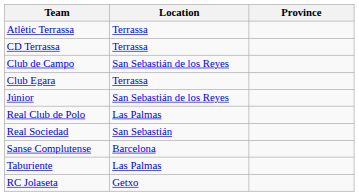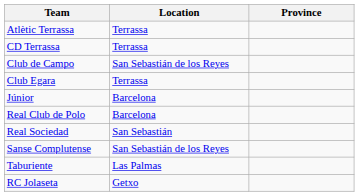(171, 98) San Sebastián de los Reyes -> (134, 98) Barcelona
(137, 115) Las Palmas -> (134, 115) Barcelona
(134, 149) Barcelona -> (171, 149) San Sebastián de los Reyes
